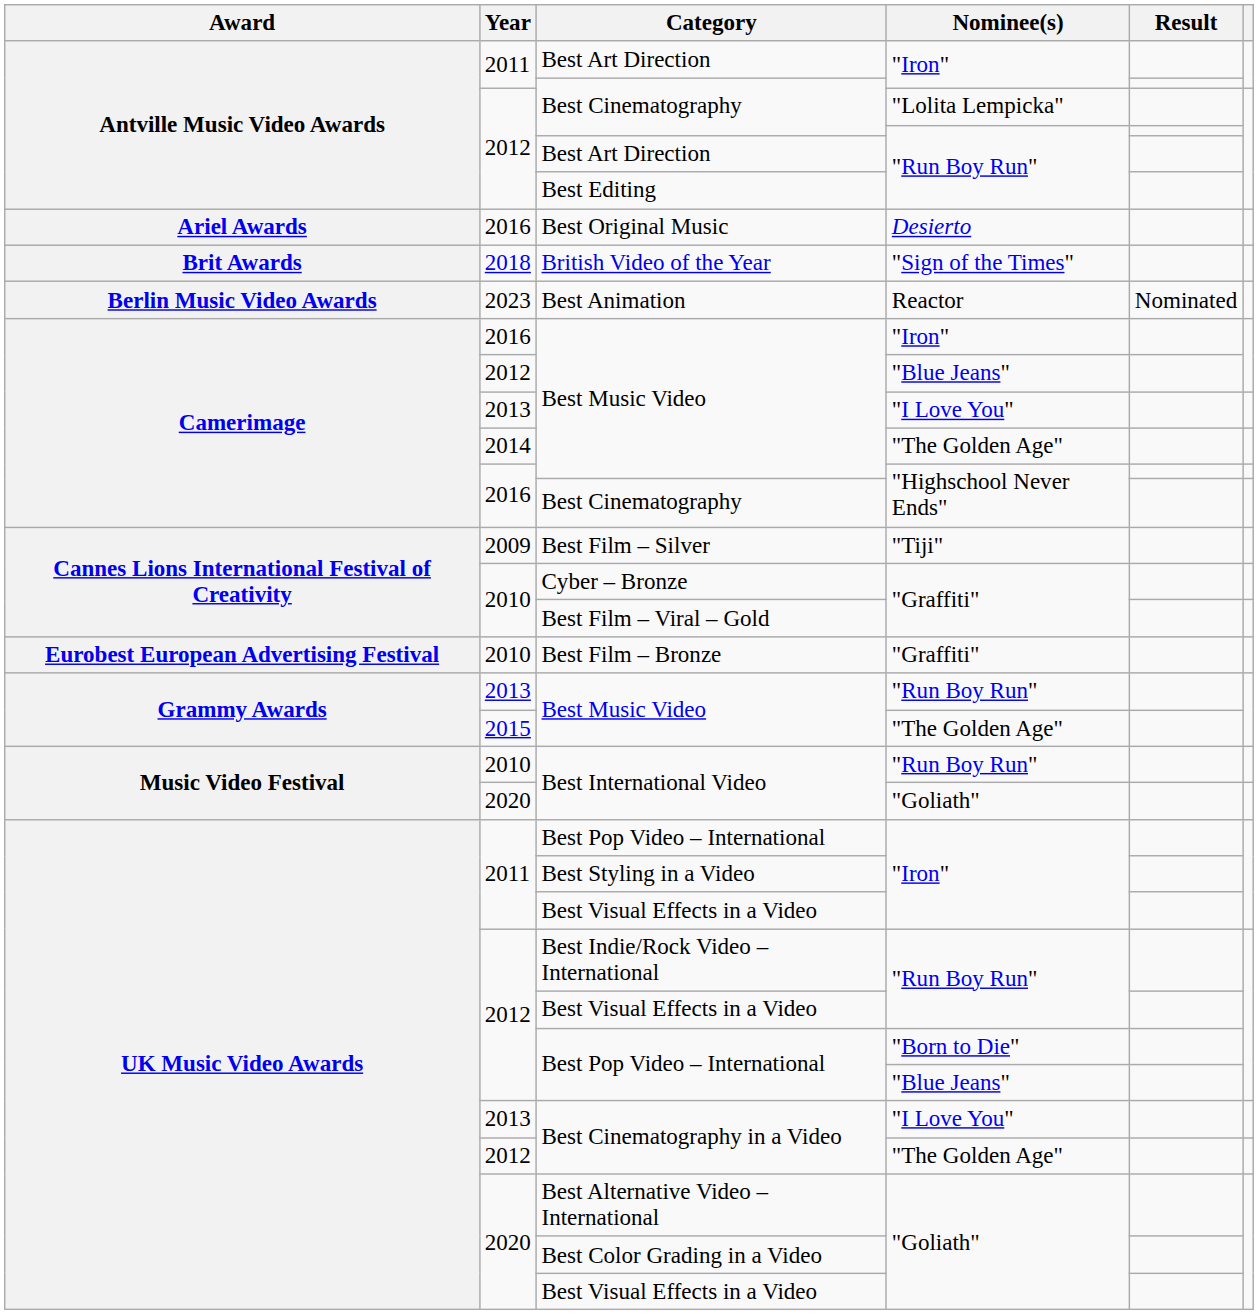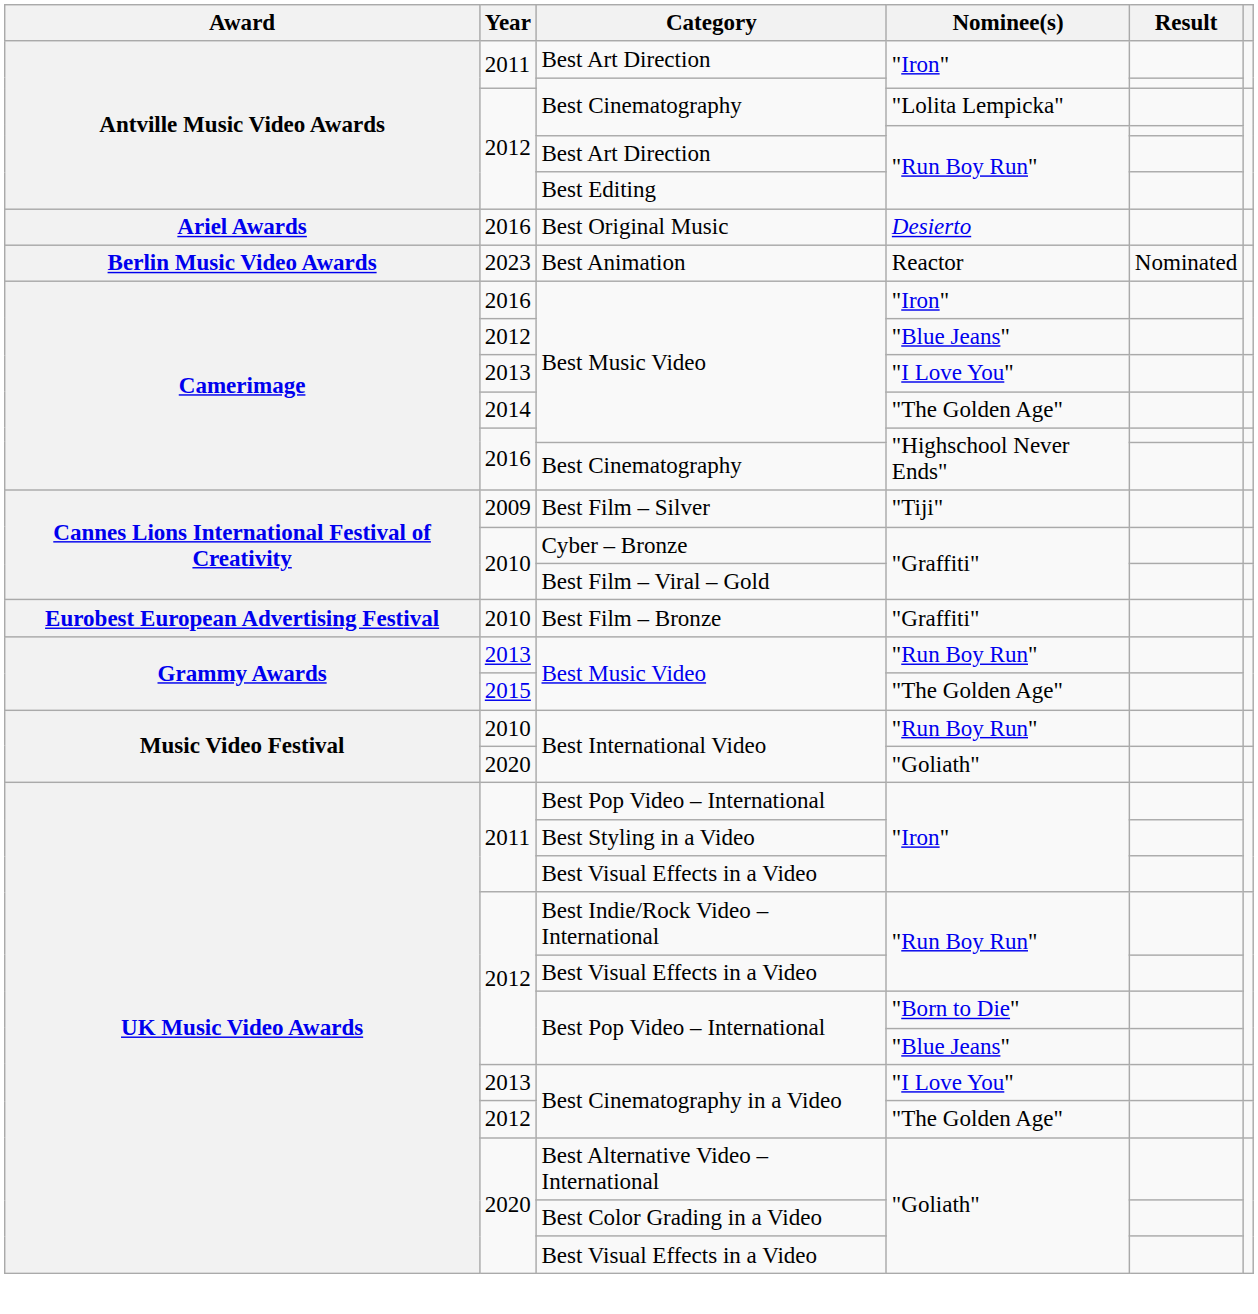- row: (656, 263)
